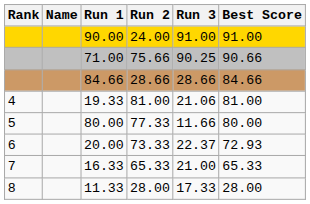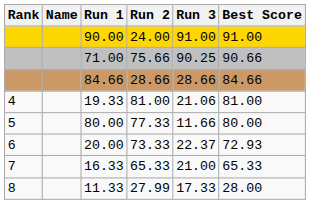(150, 188) 28.00 -> (150, 188) 27.99
